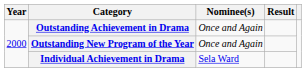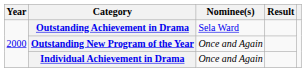(231, 28) Once and Again -> (219, 28) Sela Ward
(219, 59) Sela Ward -> (231, 59) Once and Again
